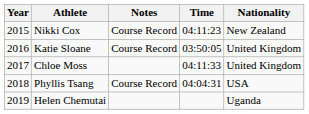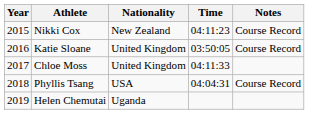columns swapped: (264, 13) <-> (144, 13)
